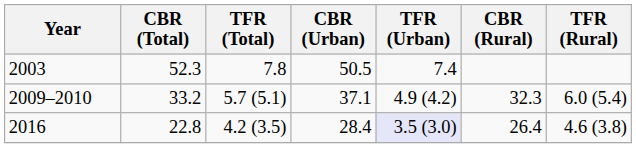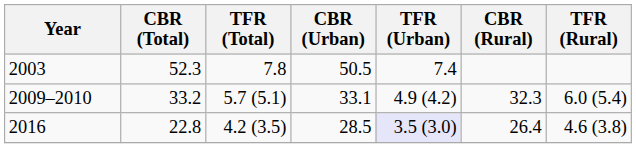(355, 98) 37.1 -> (355, 98) 33.1
(355, 127) 28.4 -> (355, 127) 28.5
